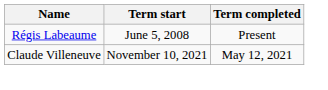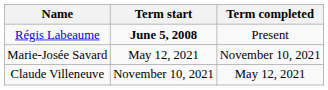(157, 34) normal -> (164, 34) bold
+ row: (57, 54)
